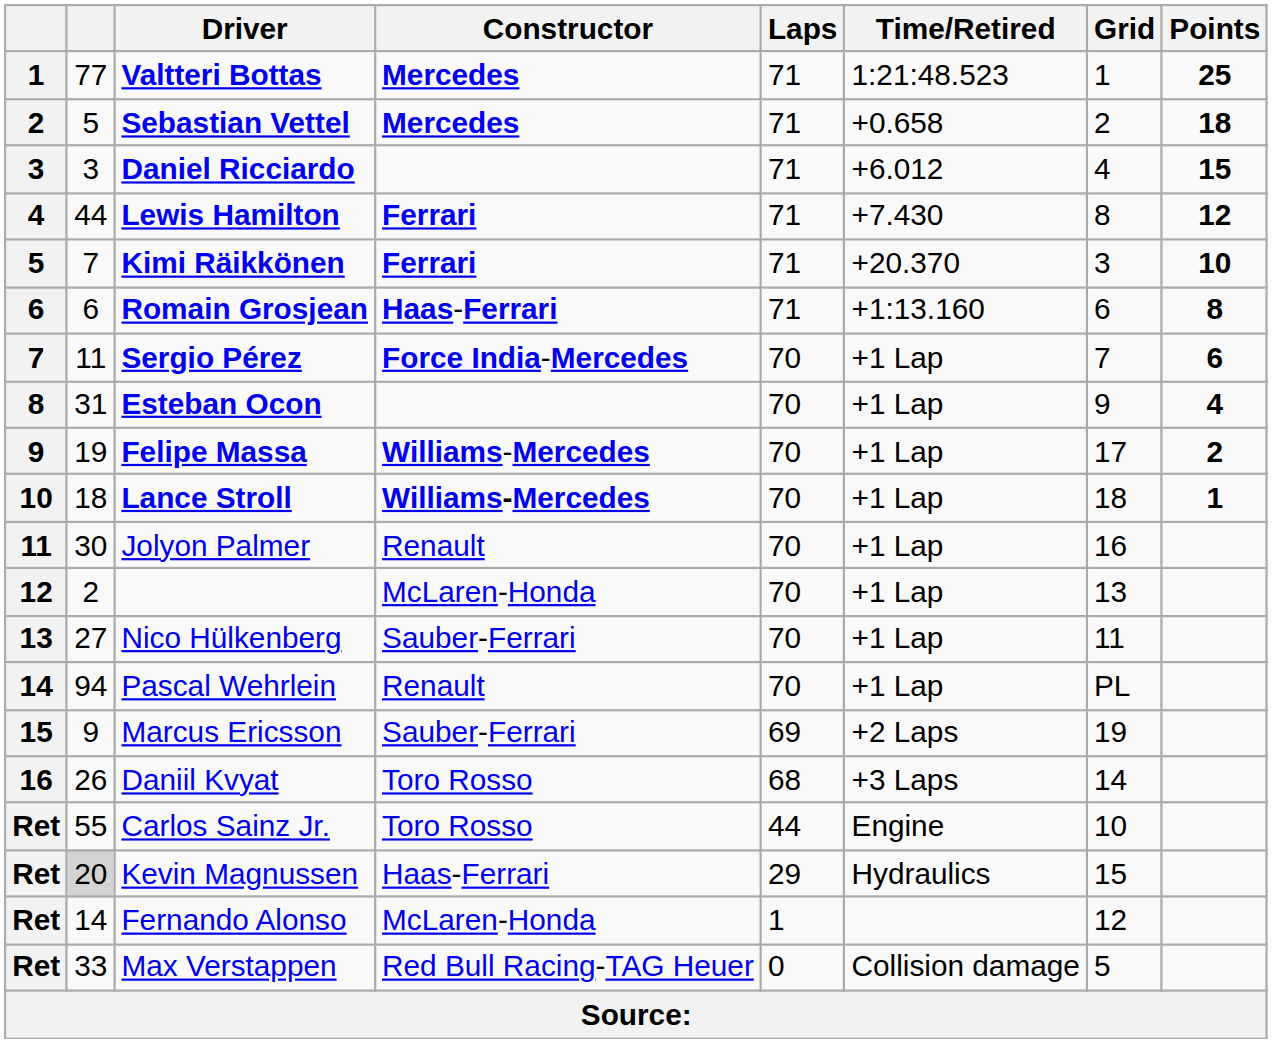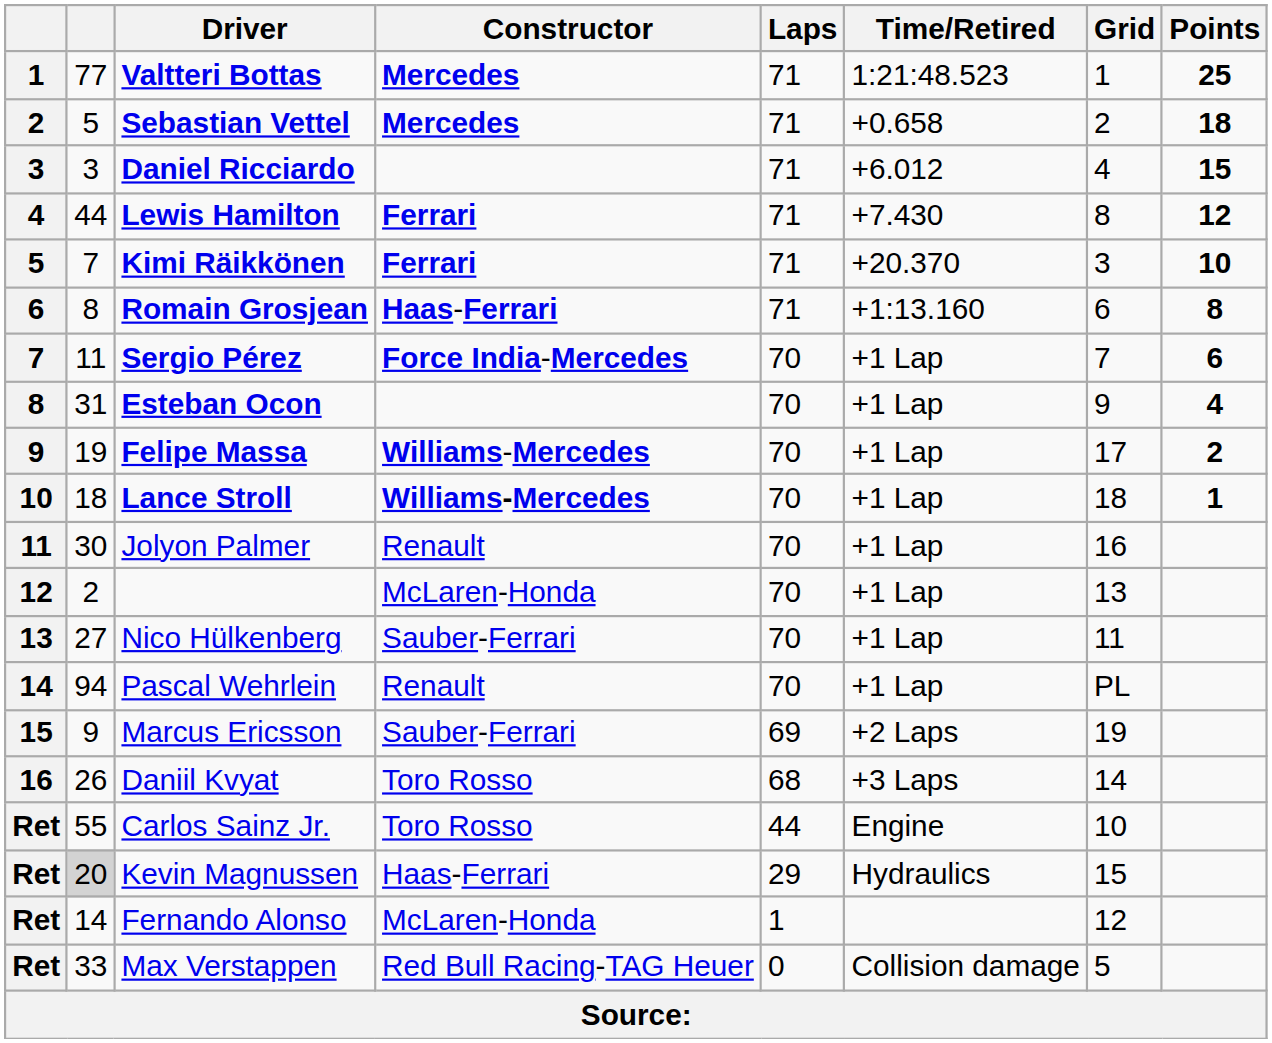(91, 310) 6 -> (91, 310) 8
